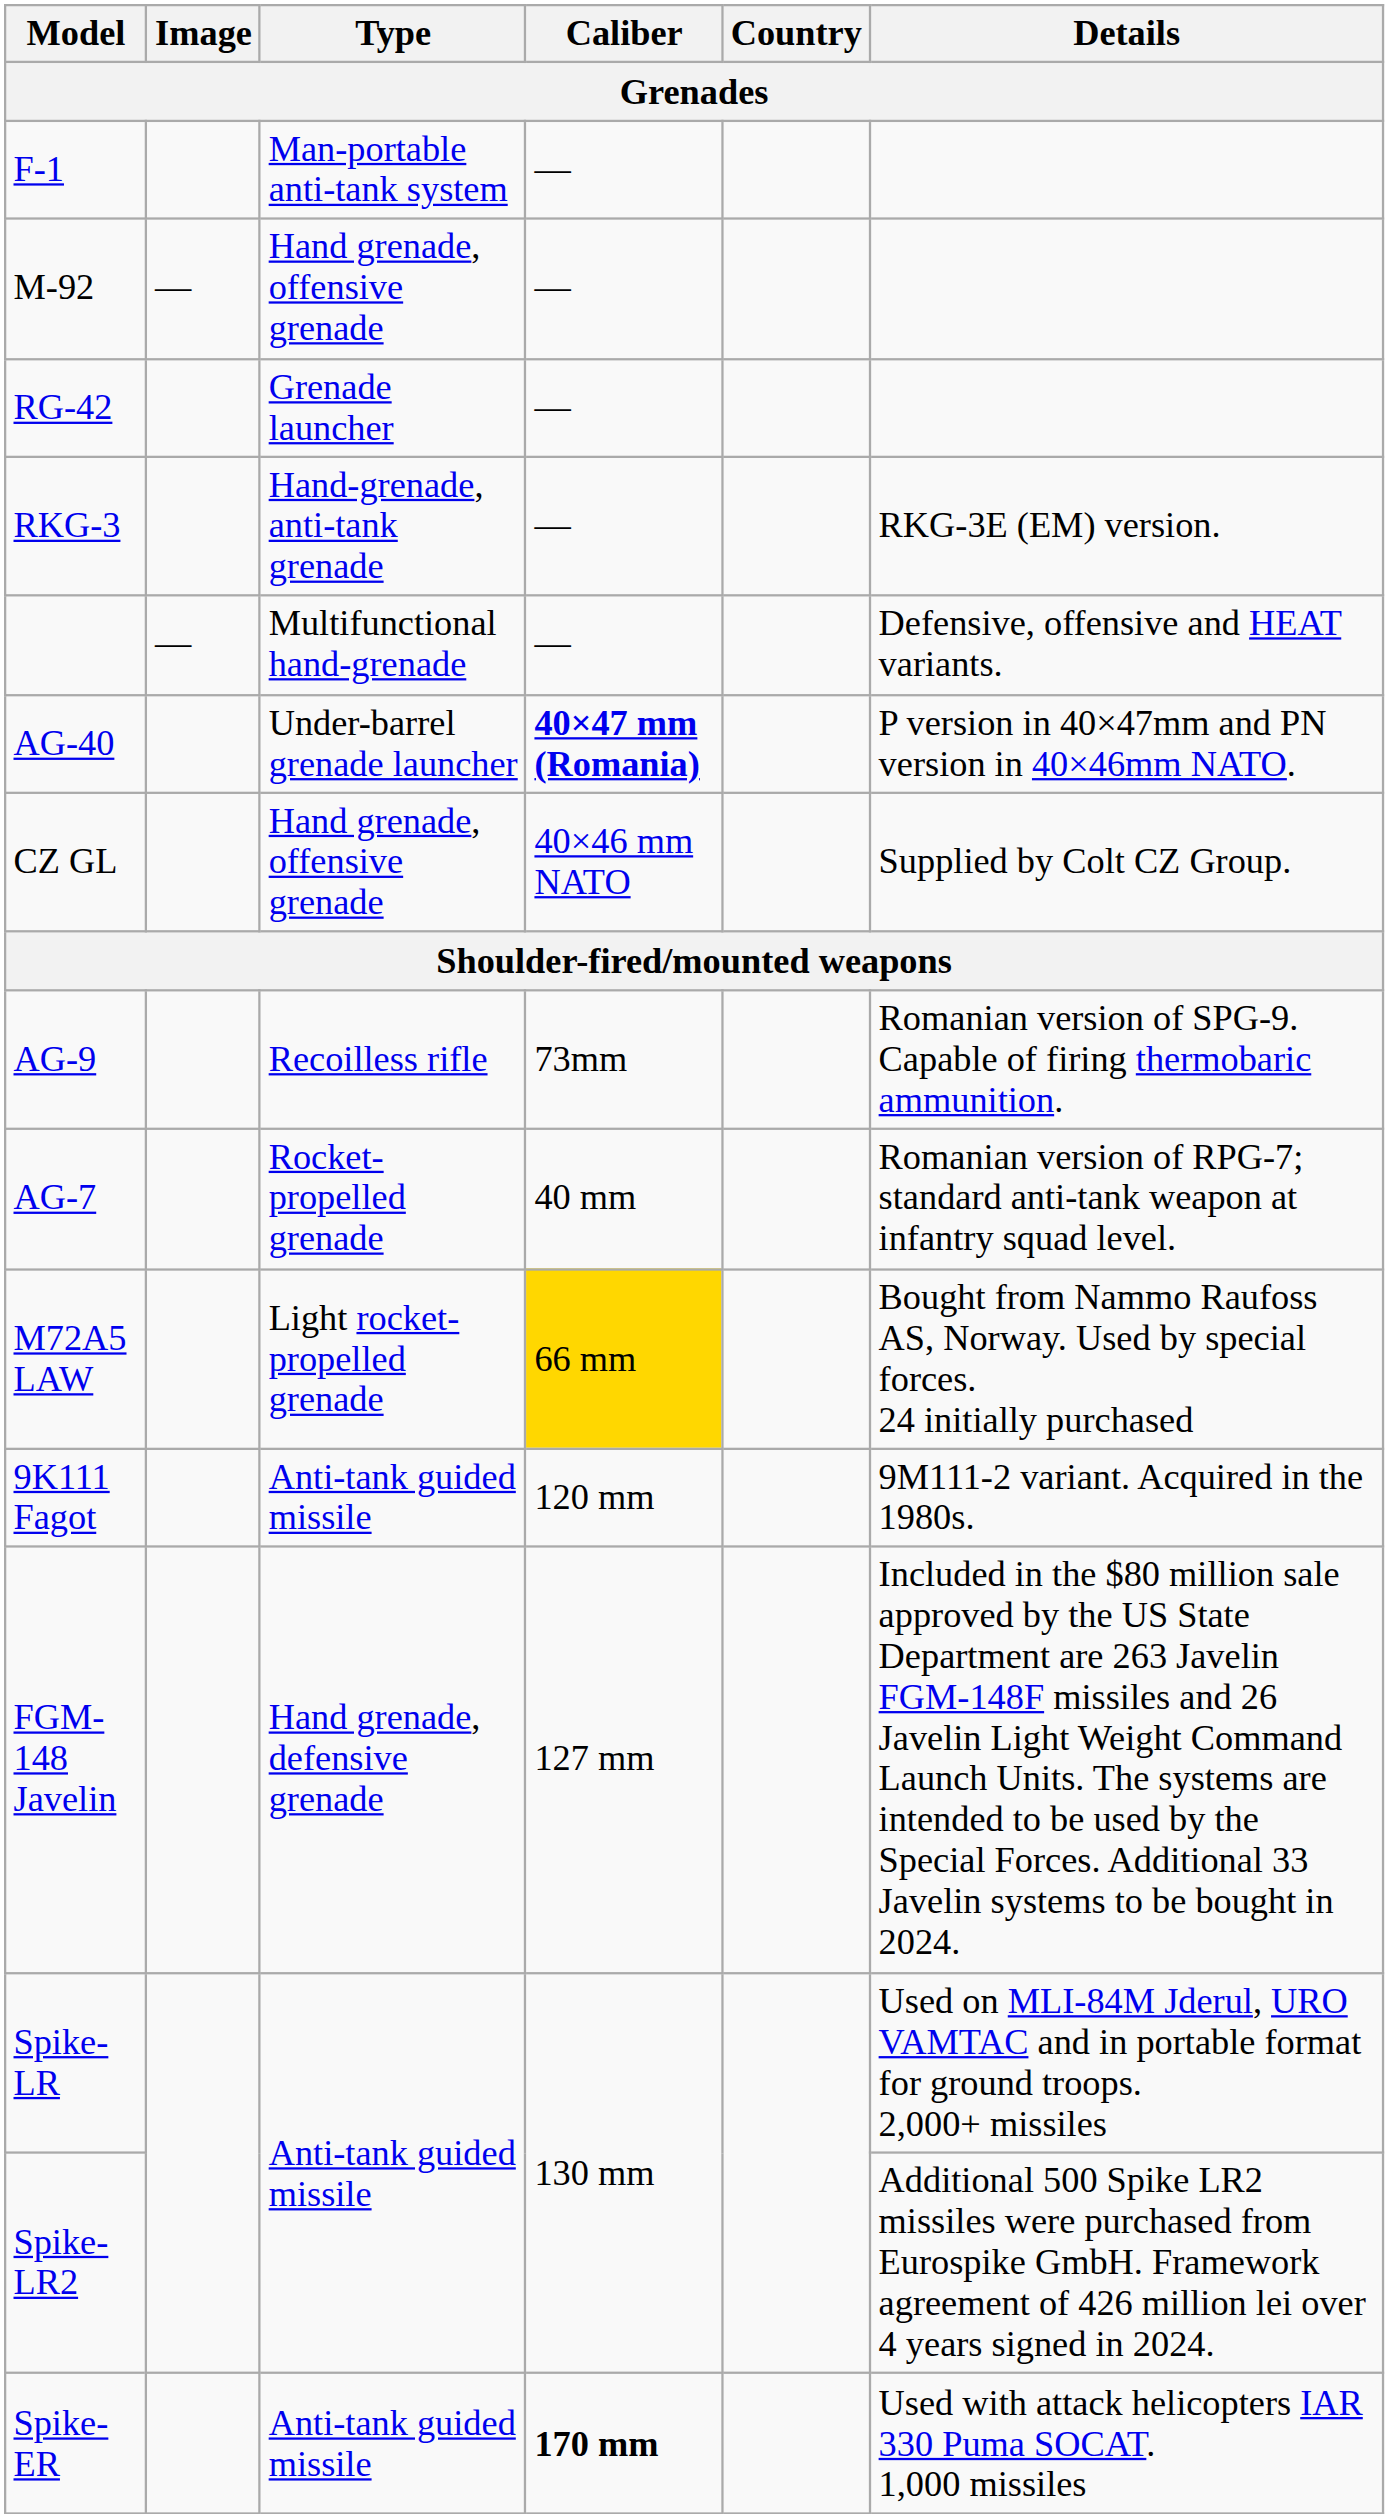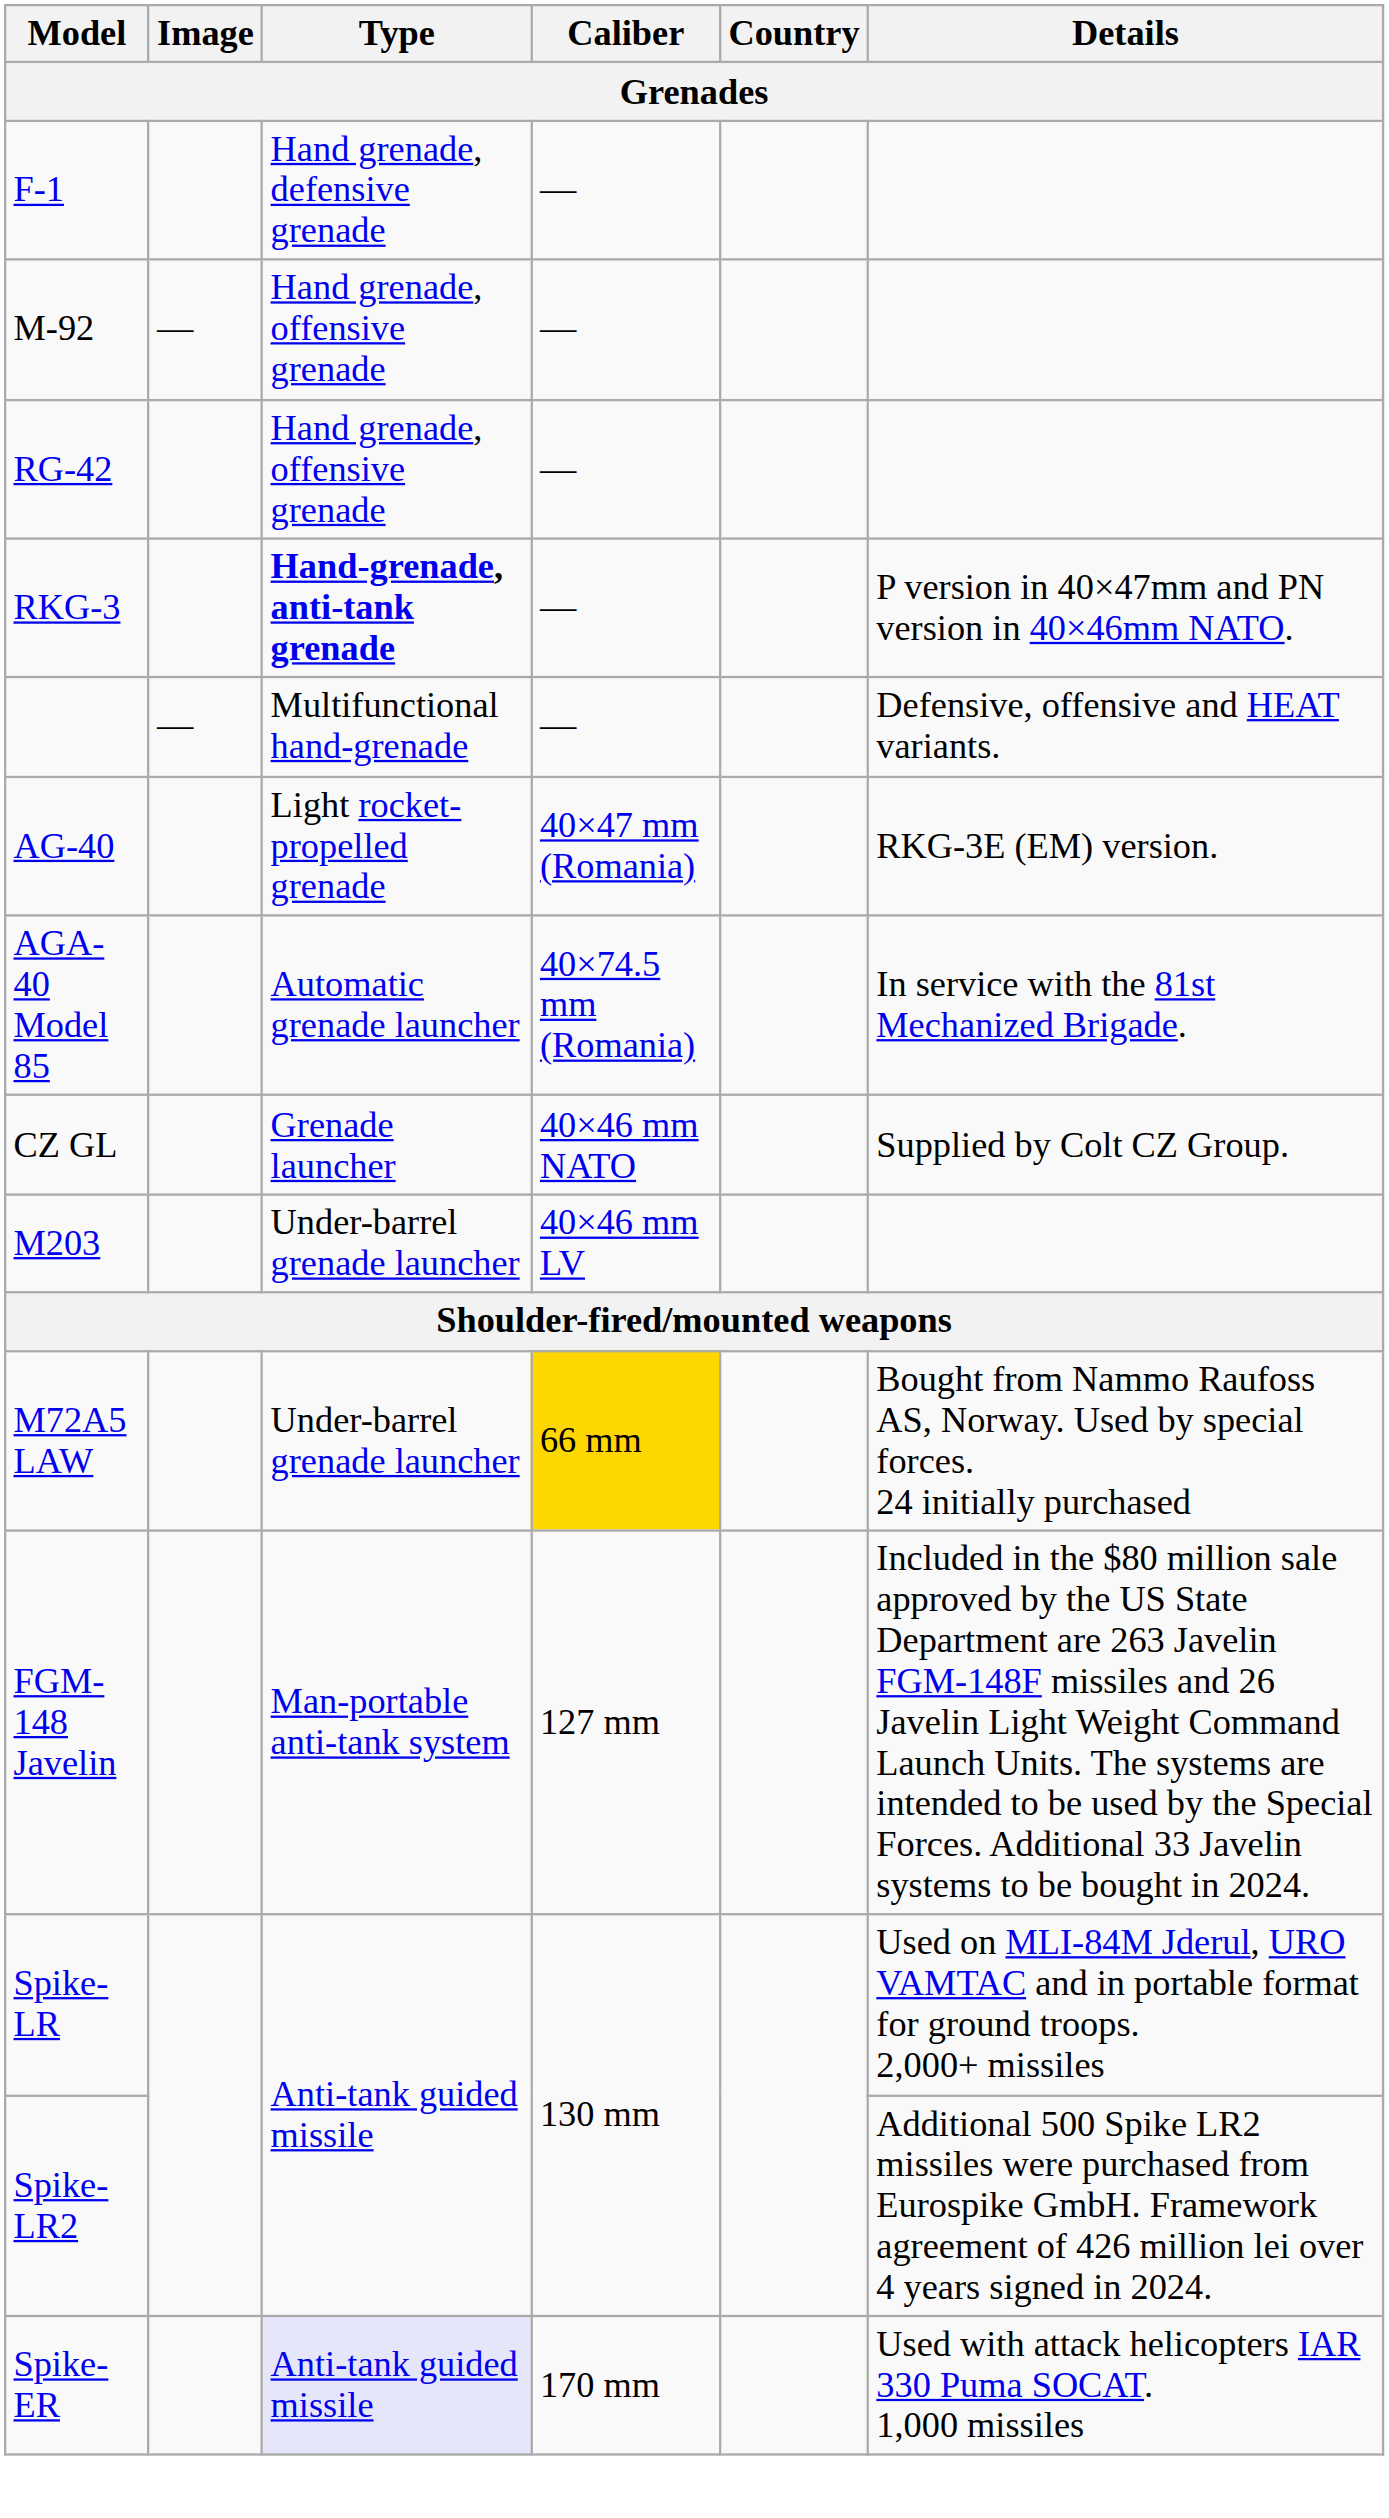(388, 168) Man-portable anti-tank system -> (377, 189) Hand grenade, defensive grenade
(331, 406) Grenade launcher -> (377, 468) Hand grenade, offensive grenade
(376, 525) normal -> (387, 607) bold
(1050, 525) RKG-3E (EM) version. -> (1100, 607) P version in 40×47mm and PN version in 40×46mm NATO.
(393, 742) Under-barrel grenade launcher -> (366, 845) Light rocket-propelled grenade
(617, 742) bold -> (619, 845) normal
(1103, 742) P version in 40×47mm and PN version in 40×46mm NATO. -> (1047, 845) RKG-3E (EM) version.
+ row: (61, 1004)
(375, 861) Hand grenade, offensive grenade -> (333, 1144) Grenade launcher
+ row: (57, 1242)
- row: (55, 1058)
- row: (55, 1198)
(364, 1357) Light rocket-propelled grenade -> (395, 1439) Under-barrel grenade launcher
- row: (62, 1497)
(375, 1759) Hand grenade, defensive grenade -> (390, 1721) Man-portable anti-tank system
(392, 2442) no background -> (394, 2385) lavender background
(596, 2442) bold -> (600, 2385) normal
